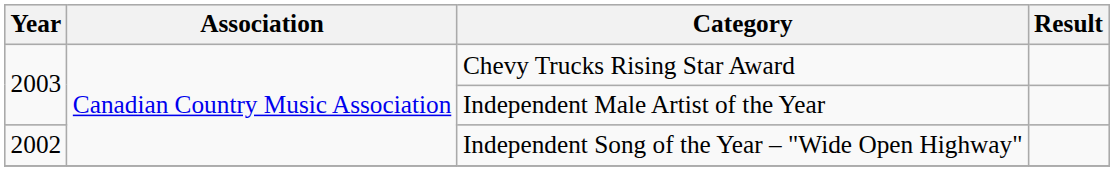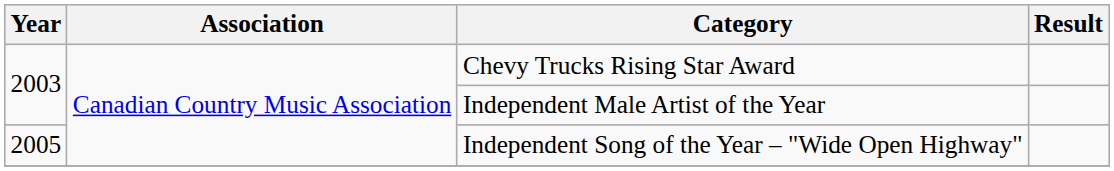(36, 144) 2002 -> (36, 144) 2005
